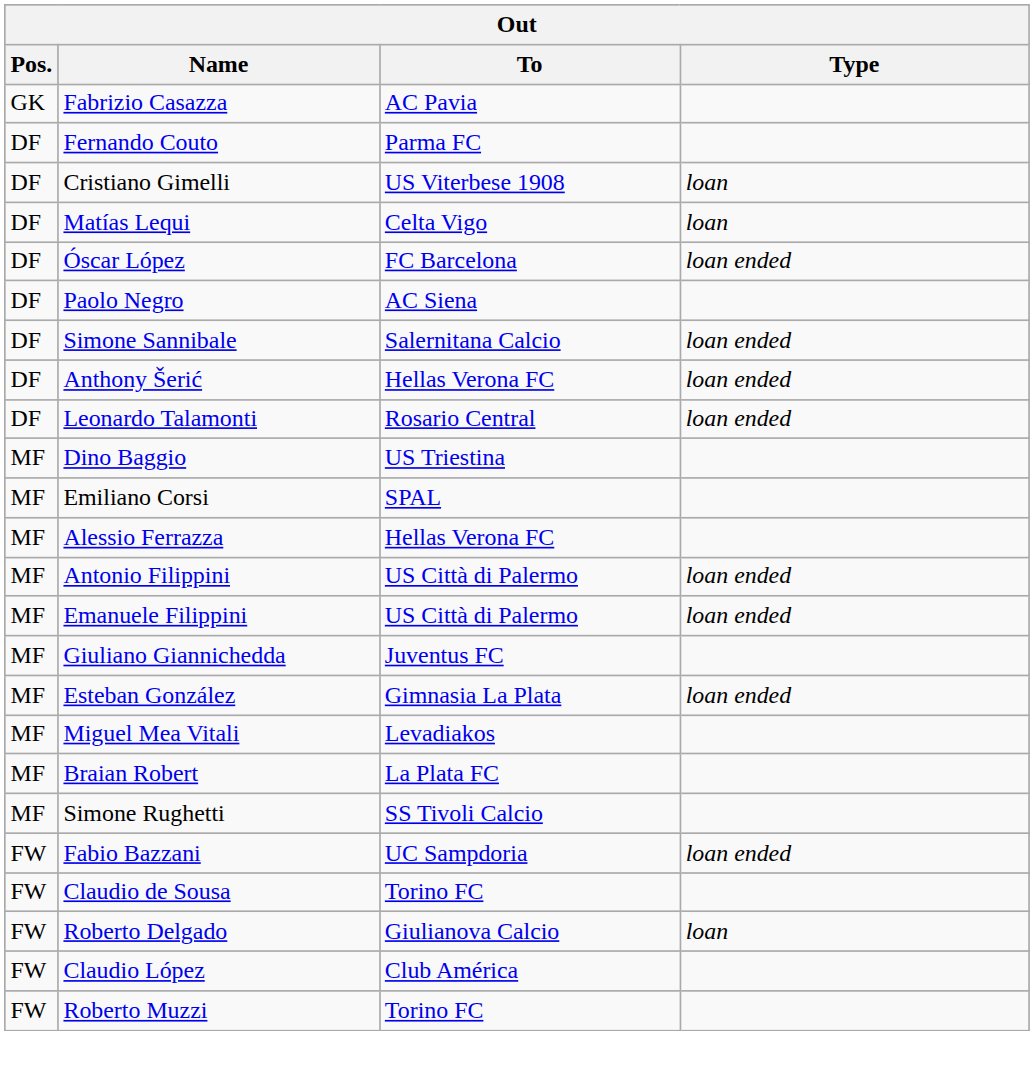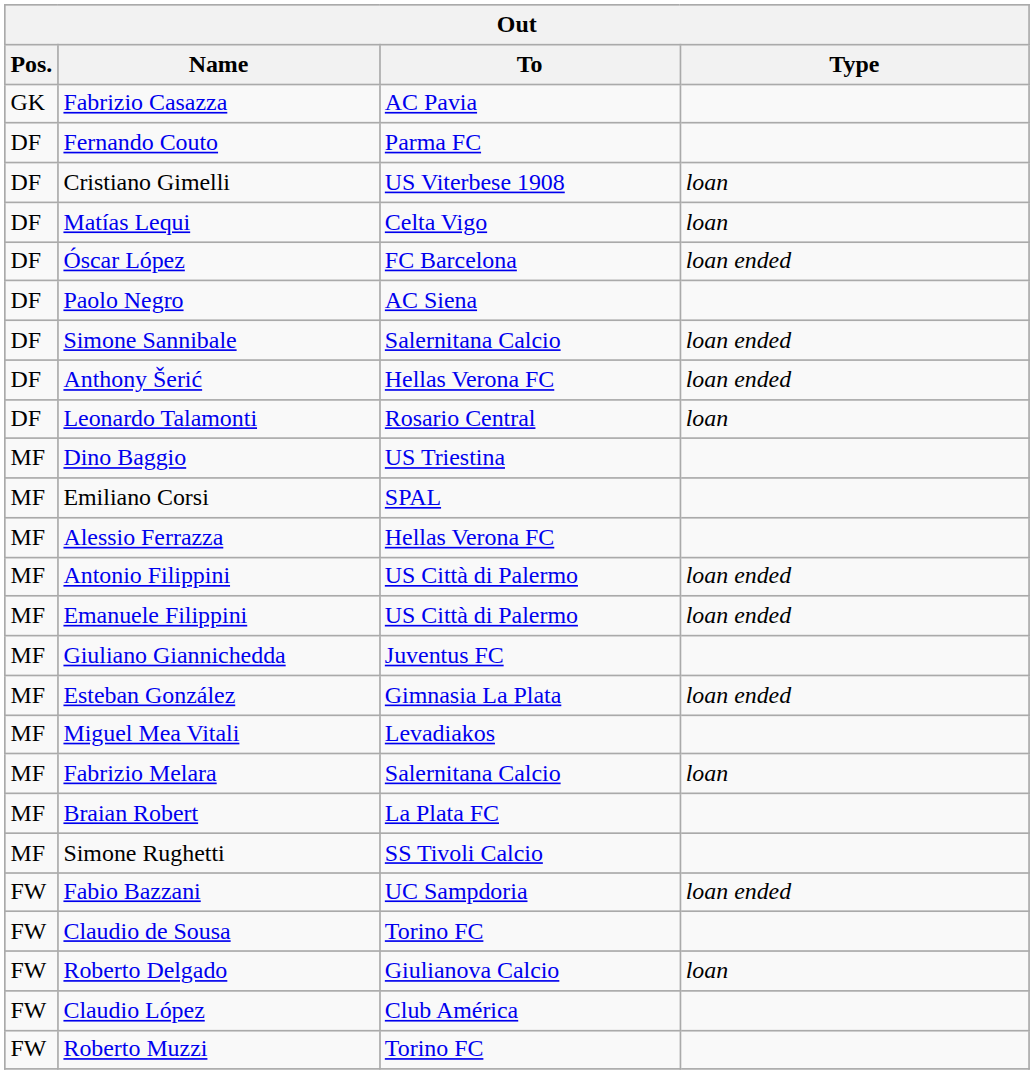(738, 418) loan ended -> (707, 418) loan
+ row: (140, 773)
